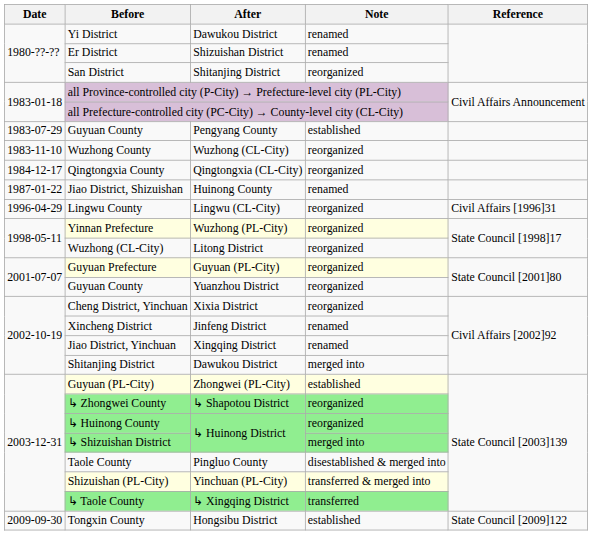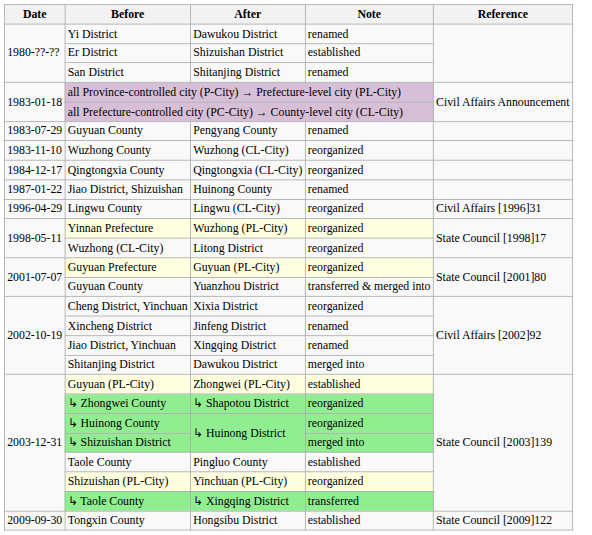(328, 53) renamed -> (334, 53) established
(336, 73) reorganized -> (328, 73) renamed
(334, 131) established -> (328, 131) renamed
(336, 287) reorganized -> (369, 287) transferred & merged into
(377, 462) disestablished & merged into -> (334, 462) established
(369, 482) transferred & merged into -> (336, 482) reorganized
